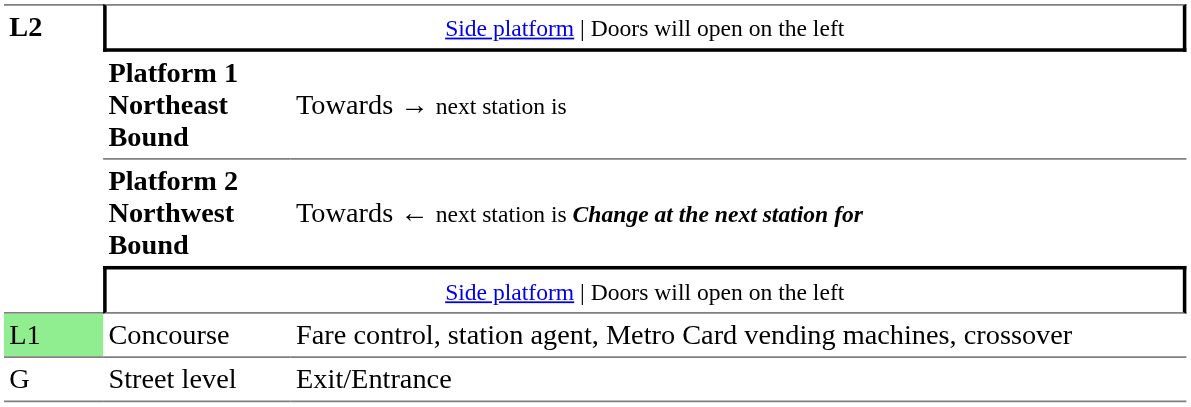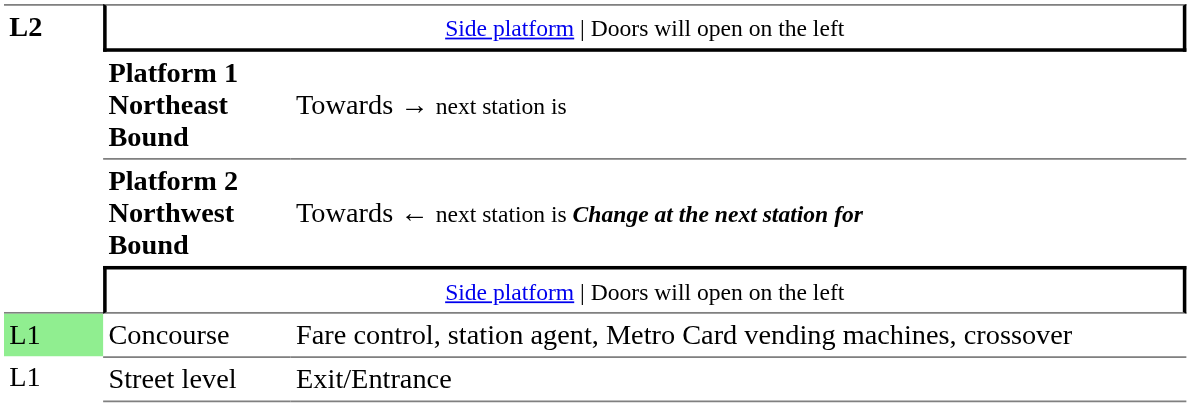(20, 378) G -> (25, 377) L1
